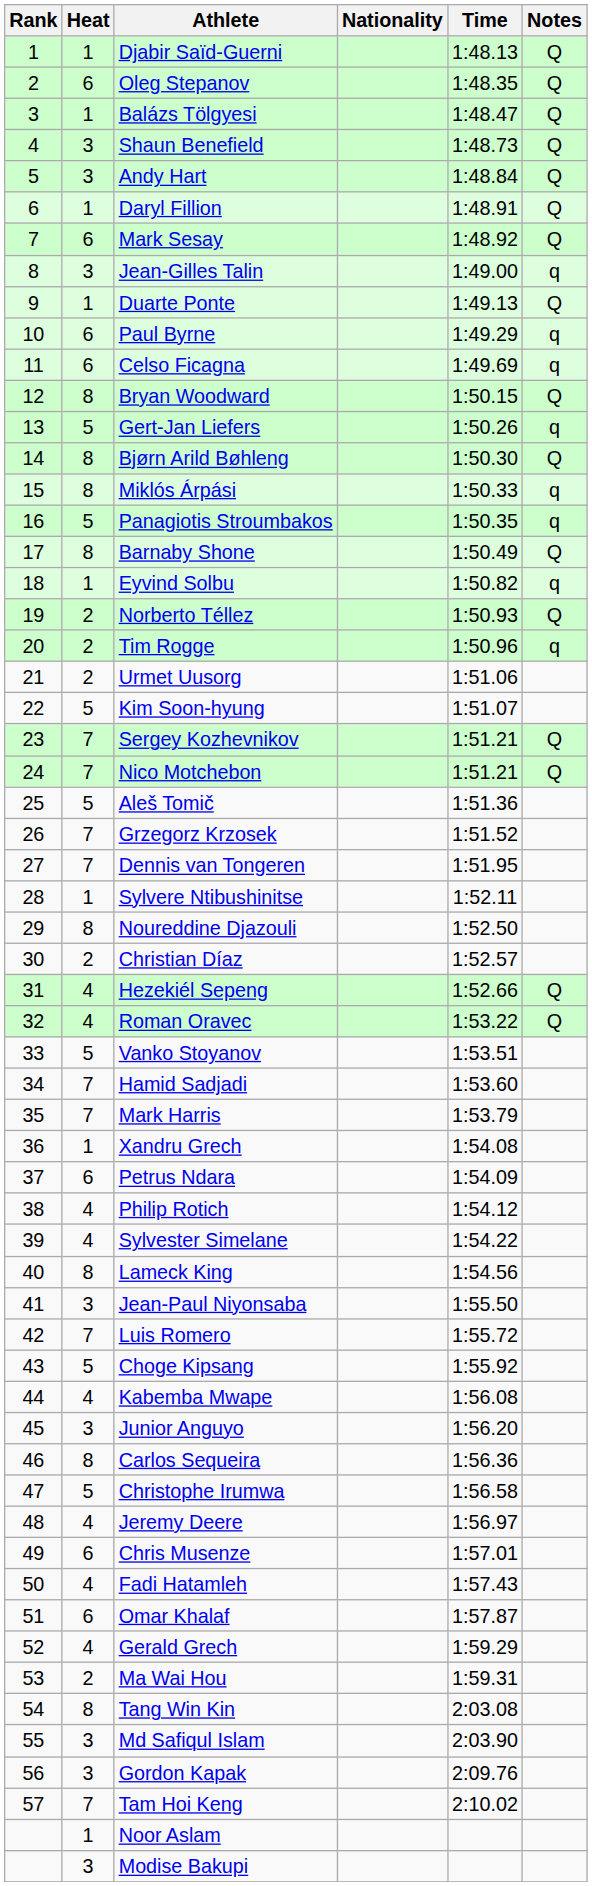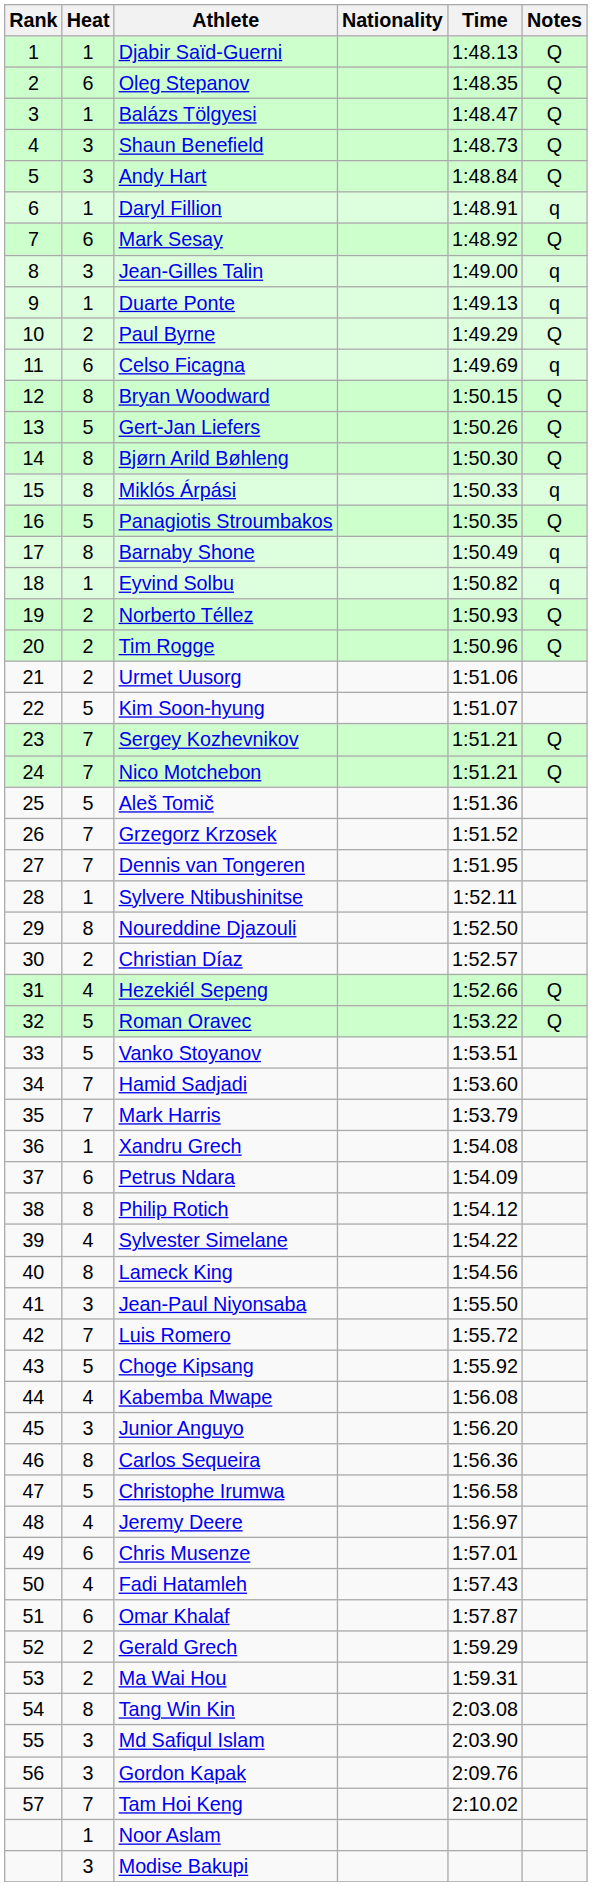(554, 208) Q -> (554, 208) q
(554, 302) Q -> (554, 302) q
(88, 333) 6 -> (88, 333) 2
(554, 333) q -> (554, 333) Q
(554, 427) q -> (554, 427) Q
(554, 521) q -> (554, 521) Q
(554, 552) Q -> (554, 552) q
(554, 646) q -> (554, 646) Q
(88, 1021) 4 -> (88, 1021) 5
(88, 1209) 4 -> (88, 1209) 8
(88, 1647) 4 -> (88, 1647) 2
